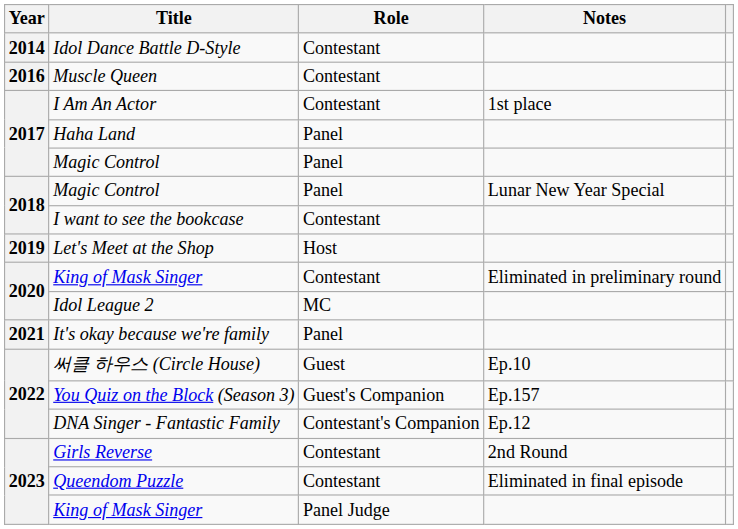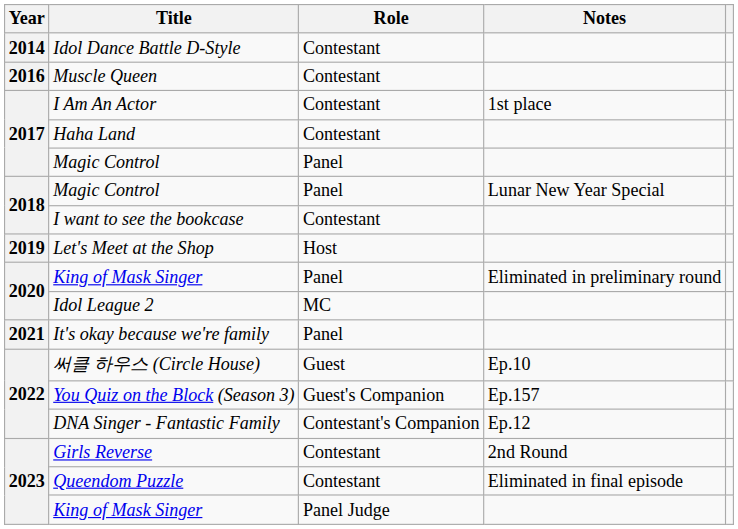(323, 133) Panel -> (342, 133) Contestant
(342, 276) Contestant -> (323, 276) Panel
